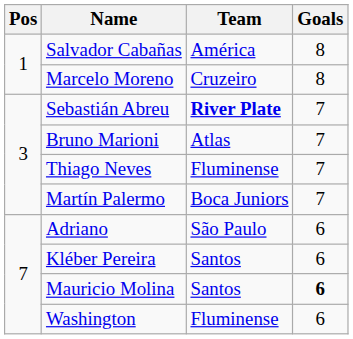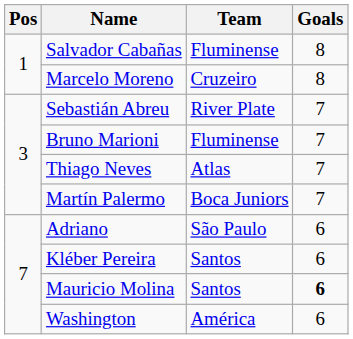(223, 49) América -> (235, 49) Fluminense
(236, 109) bold -> (233, 109) normal
(210, 139) Atlas -> (235, 139) Fluminense
(235, 169) Fluminense -> (210, 169) Atlas
(235, 318) Fluminense -> (223, 318) América
